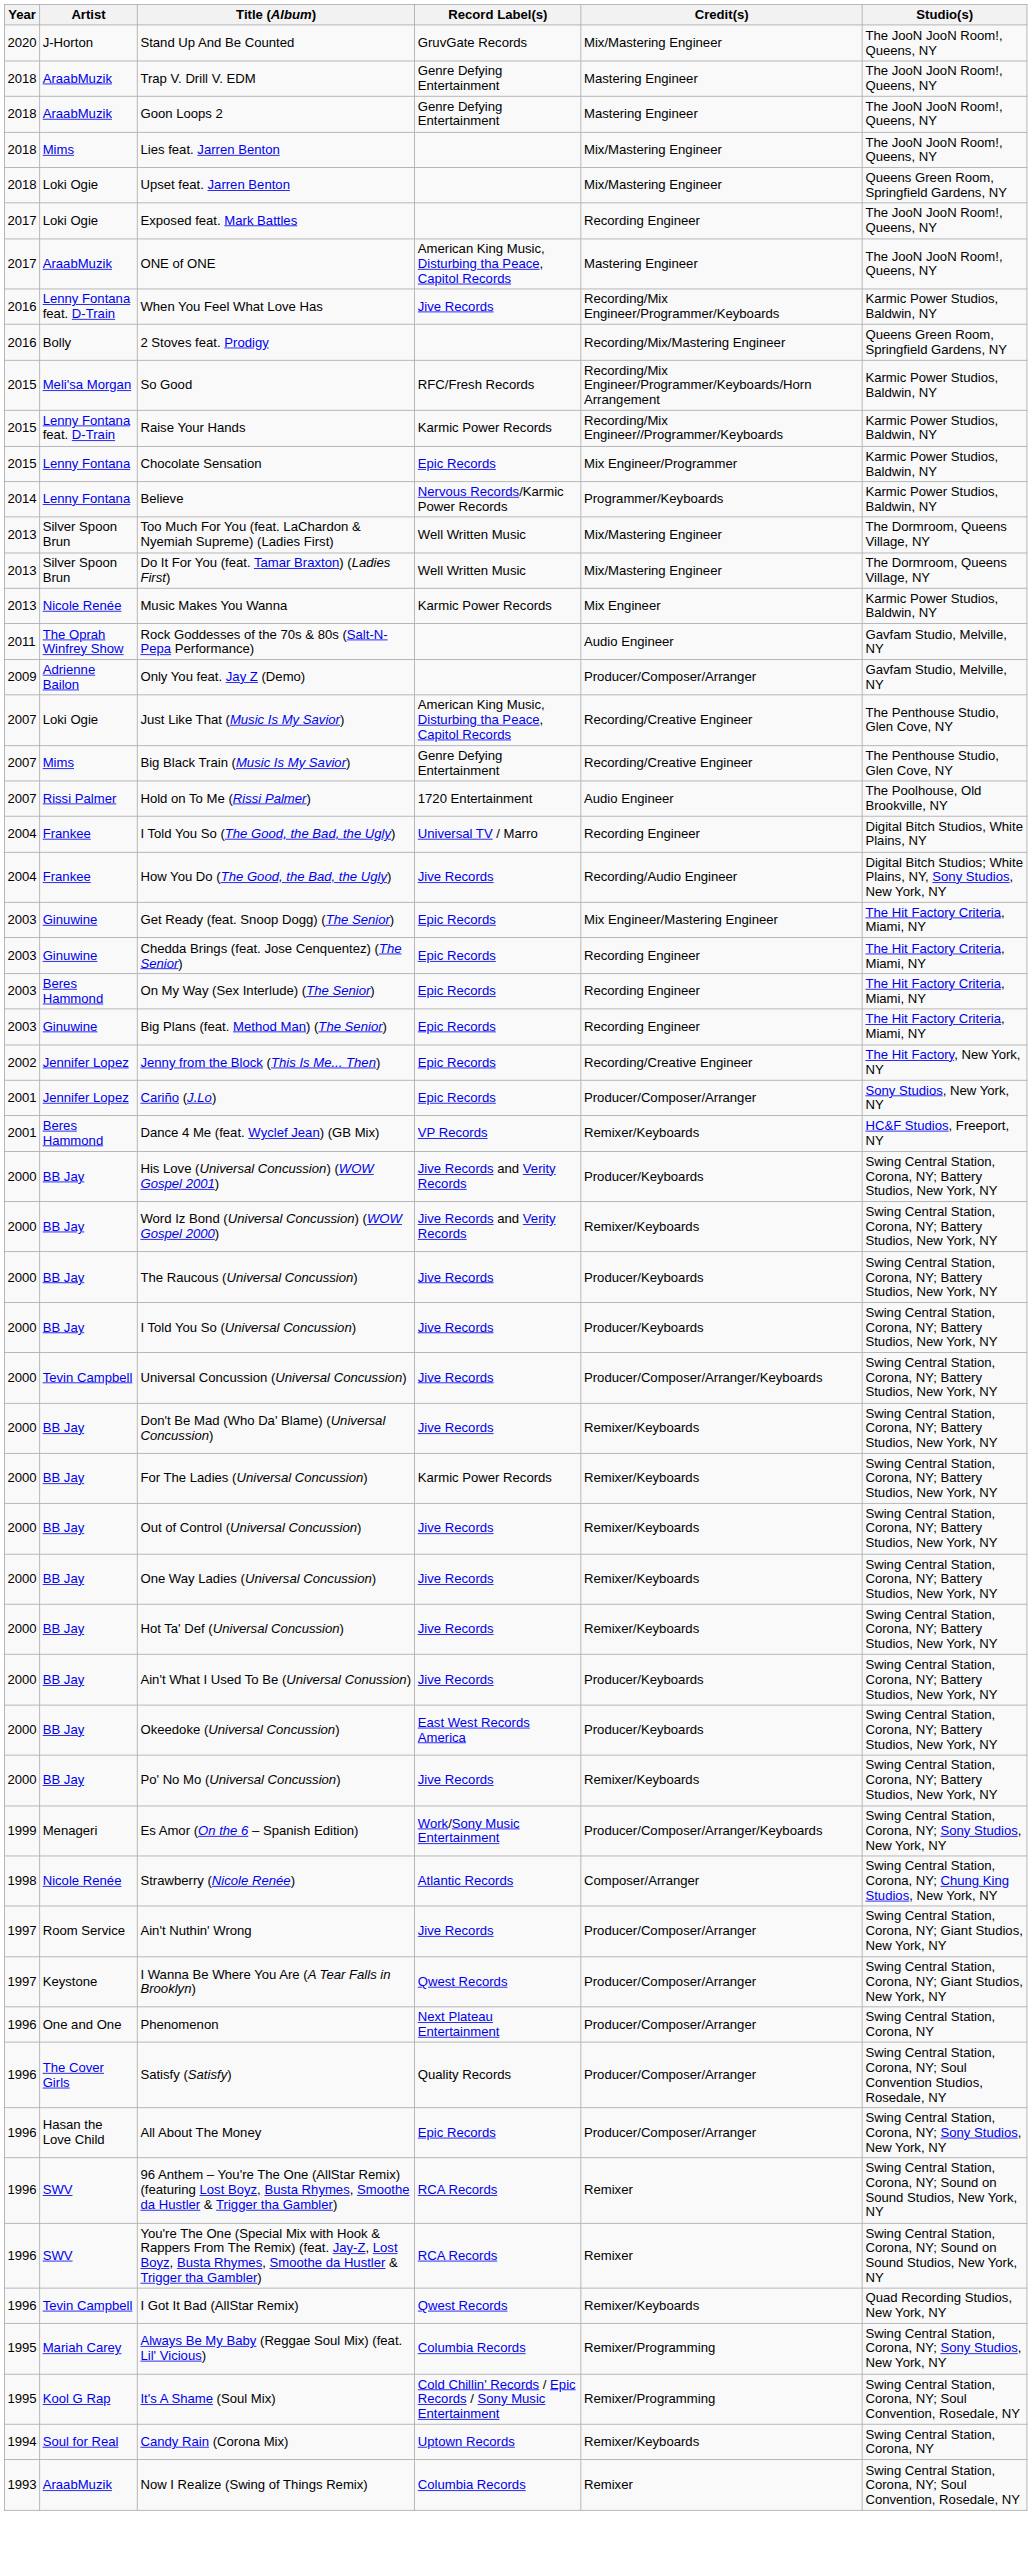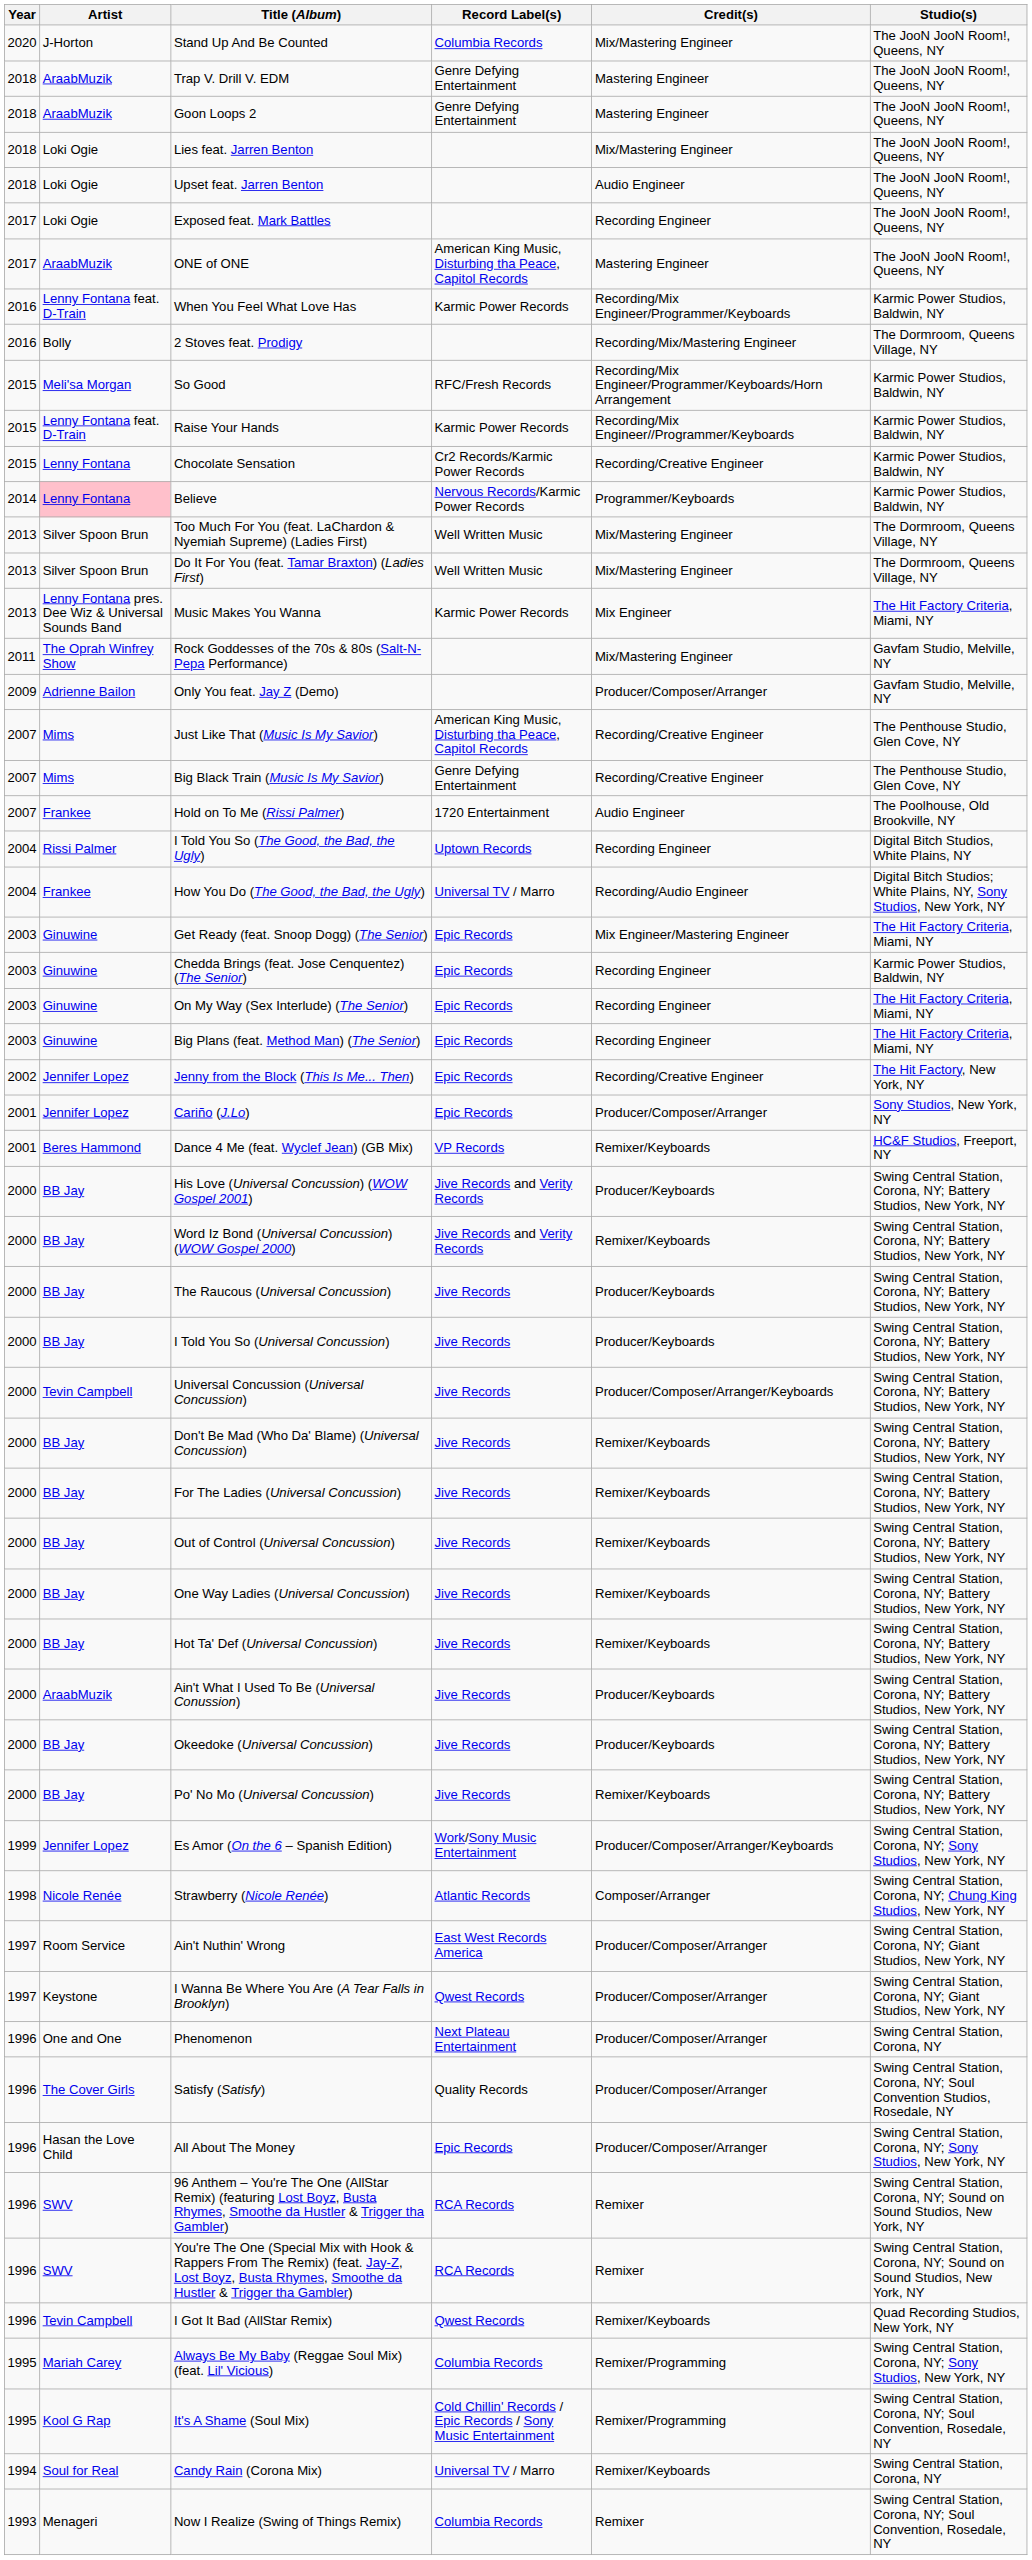(472, 43) GruvGate Records -> (488, 43) Columbia Records
(58, 149) Mims -> (70, 149) Loki Ogie
(653, 185) Mix/Mastering Engineer -> (640, 185) Audio Engineer
(936, 185) Queens Green Room, Springfield Gardens, NY -> (942, 185) The JooN JooN Room!, Queens, NY
(456, 306) Jive Records -> (502, 306) Karmic Power Records
(936, 342) Queens Green Room, Springfield Gardens, NY -> (944, 342) The Dormroom, Queens Village, NY
(457, 463) Epic Records -> (494, 463) Cr2 Records/Karmic Power Records
(661, 463) Mix Engineer/Programmer -> (679, 463) Recording/Creative Engineer
(86, 499) no background -> (86, 499) pink background
(82, 606) Nicole Renée -> (103, 613) Lenny Fontana pres. Dee Wiz & Universal Sounds Band
(932, 606) Karmic Power Studios, Baldwin, NY -> (943, 613) The Hit Factory Criteria, Miami, NY
(629, 641) Audio Engineer -> (664, 656) Mix/Mastering Engineer
(70, 720) Loki Ogie -> (58, 734) Mims
(79, 798) Rissi Palmer -> (67, 813) Frankee
(67, 834) Frankee -> (79, 849) Rissi Palmer
(478, 834) Universal TV / Marro -> (483, 849) Uptown Records
(456, 877) Jive Records -> (495, 891) Universal TV / Marro
(935, 955) The Hit Factory Criteria, Miami, NY -> (940, 970) Karmic Power Studios, Baldwin, NY
(73, 991) Beres Hammond -> (70, 1006) Ginuwine
(485, 1478) Karmic Power Records -> (472, 1493) Jive Records
(63, 1679) BB Jay -> (77, 1694) AraabMuzik
(474, 1730) East West Records America -> (472, 1744) Jive Records
(70, 1830) Menageri -> (86, 1845) Jennifer Lopez
(456, 1931) Jive Records -> (491, 1946) East West Records America
(466, 2442) Uptown Records -> (495, 2471) Universal TV / Marro
(77, 2485) AraabMuzik -> (70, 2521) Menageri
